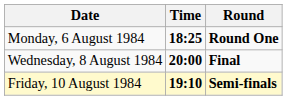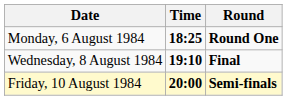(185, 60) 20:00 -> (185, 60) 19:10
(185, 83) 19:10 -> (185, 83) 20:00
